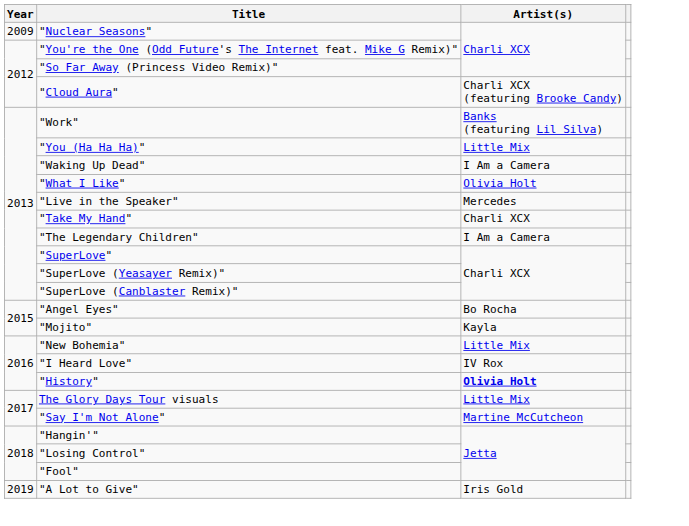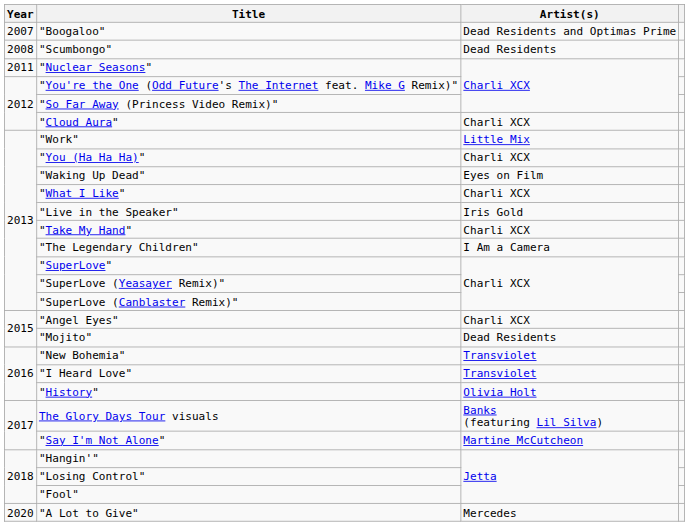+ row: (72, 31)
+ row: (76, 49)
(20, 31) 2009 -> (20, 67) 2011
(543, 92) Charli XCX (featuring Brooke Candy) -> (497, 121) Charli XCX
(533, 123) Banks (featuring Lil Silva) -> (497, 139) Little Mix
(497, 147) Little Mix -> (497, 158) Charli XCX
(507, 165) I Am a Camera -> (503, 176) Eyes on Film
(500, 183) Olivia Holt -> (497, 194) Charli XCX
(490, 201) Mercedes -> (493, 212) Iris Gold
(490, 309) Bo Rocha -> (497, 320) Charli XCX
(480, 327) Kayla -> (510, 338) Dead Residents
(497, 345) Little Mix -> (500, 356) Transviolet
(483, 363) IV Rox -> (500, 374) Transviolet
(500, 381) bold -> (500, 392) normal
(497, 399) Little Mix -> (533, 416) Banks (featuring Lil Silva)
(20, 489) 2019 -> (20, 512) 2020
(493, 489) Iris Gold -> (490, 512) Mercedes
